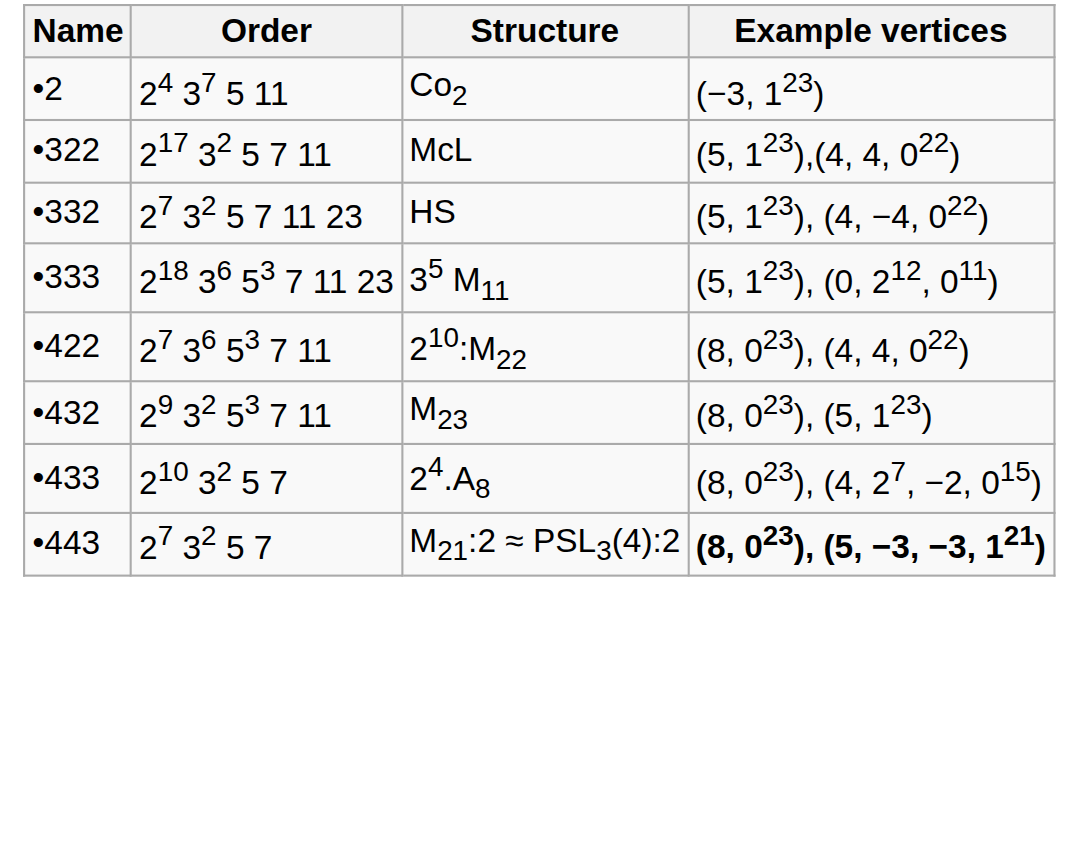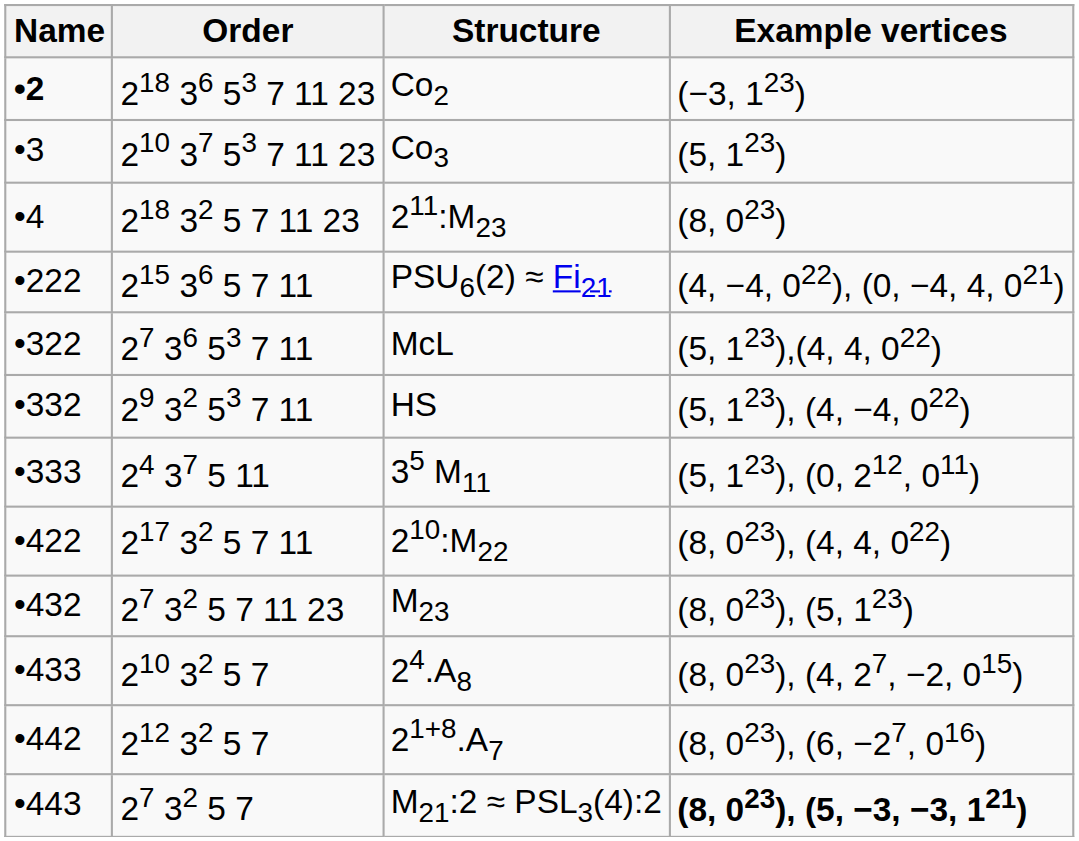(48, 88) normal -> (29, 88) bold
(214, 88) 24 37 5 11 -> (248, 88) 218 36 53 7 11 23
+ row: (420, 151)
+ row: (449, 217)
+ row: (501, 282)
(235, 150) 217 32 5 7 11 -> (217, 343) 27 36 53 7 11
(251, 212) 27 32 5 7 11 23 -> (217, 405) 29 32 53 7 11
(266, 278) 218 36 53 7 11 23 -> (195, 471) 24 37 5 11
(235, 346) 27 36 53 7 11 -> (217, 539) 217 32 5 7 11
(235, 412) 29 32 53 7 11 -> (232, 605) 27 32 5 7 11 23
+ row: (447, 740)
